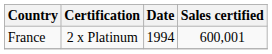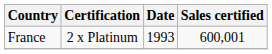(160, 37) 1994 -> (160, 37) 1993
